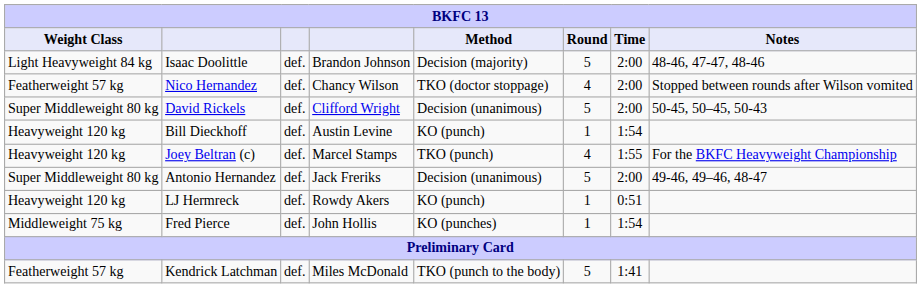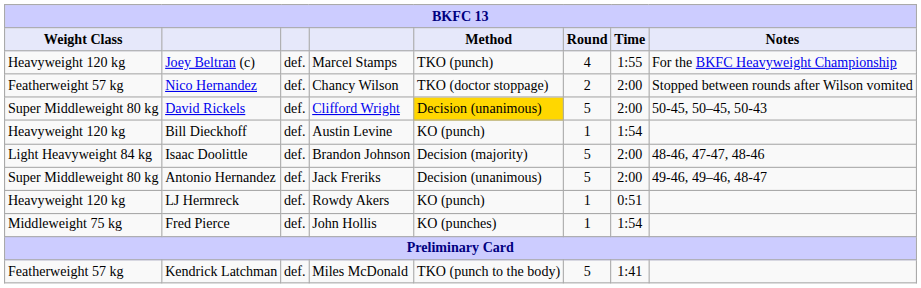rows swapped: (210, 155) <-> (206, 62)
(587, 85) 4 -> (587, 85) 2
(479, 108) no background -> (479, 108) gold background
